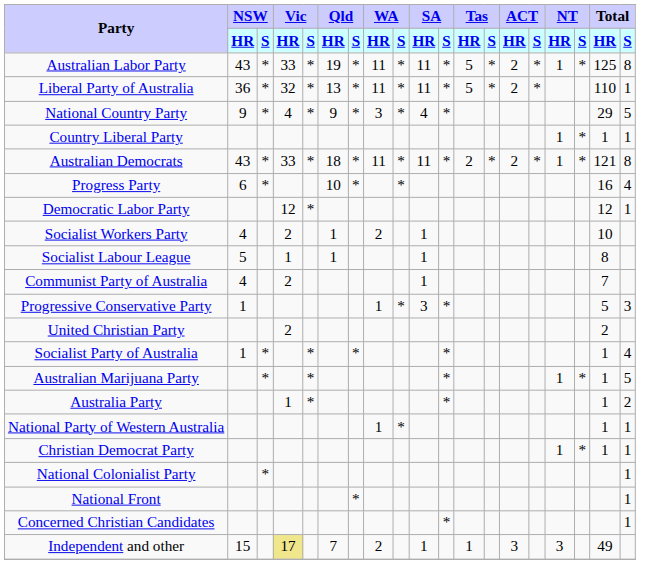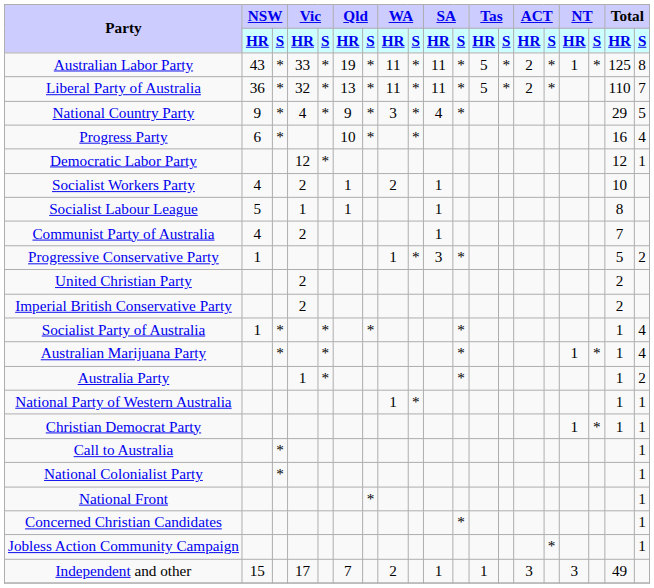(628, 88) 1 -> (642, 88) 7
- row: (116, 137)
- row: (116, 161)
(628, 305) 3 -> (642, 257) 2
+ row: (123, 305)
(628, 378) 5 -> (642, 354) 4
+ row: (123, 450)
+ row: (123, 546)
(288, 546) khaki background -> (303, 570) no background
